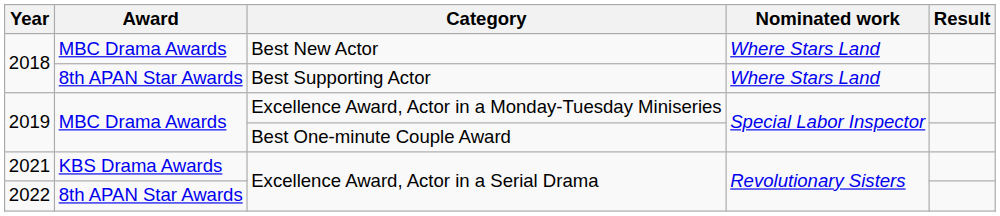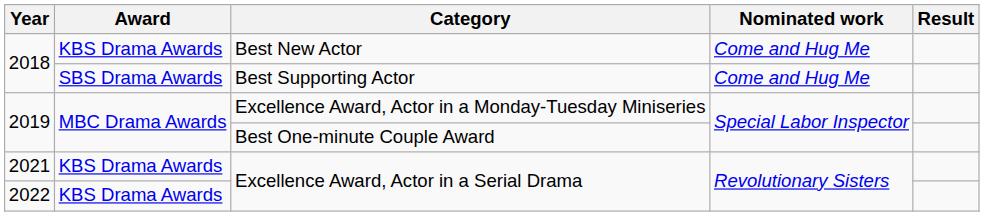(143, 48) MBC Drama Awards -> (141, 48) KBS Drama Awards
(805, 48) Where Stars Land -> (792, 48) Come and Hug Me
(151, 78) 8th APAN Star Awards -> (141, 78) SBS Drama Awards
(805, 78) Where Stars Land -> (792, 78) Come and Hug Me
(151, 195) 8th APAN Star Awards -> (141, 195) KBS Drama Awards
